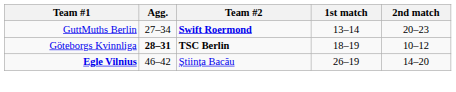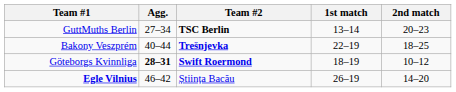(215, 29) Swift Roermond -> (204, 29) TSC Berlin
+ row: (99, 45)
(204, 45) TSC Berlin -> (215, 62) Swift Roermond
